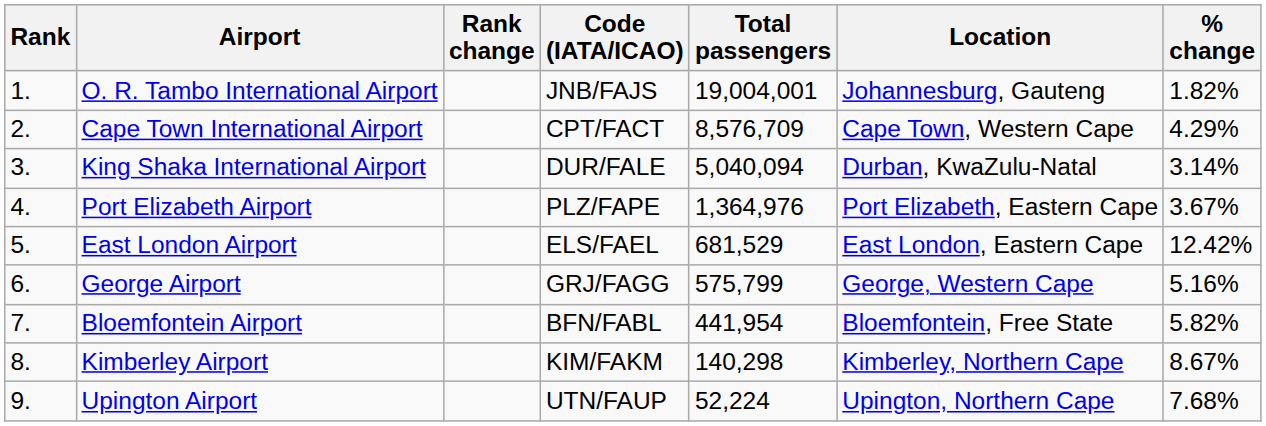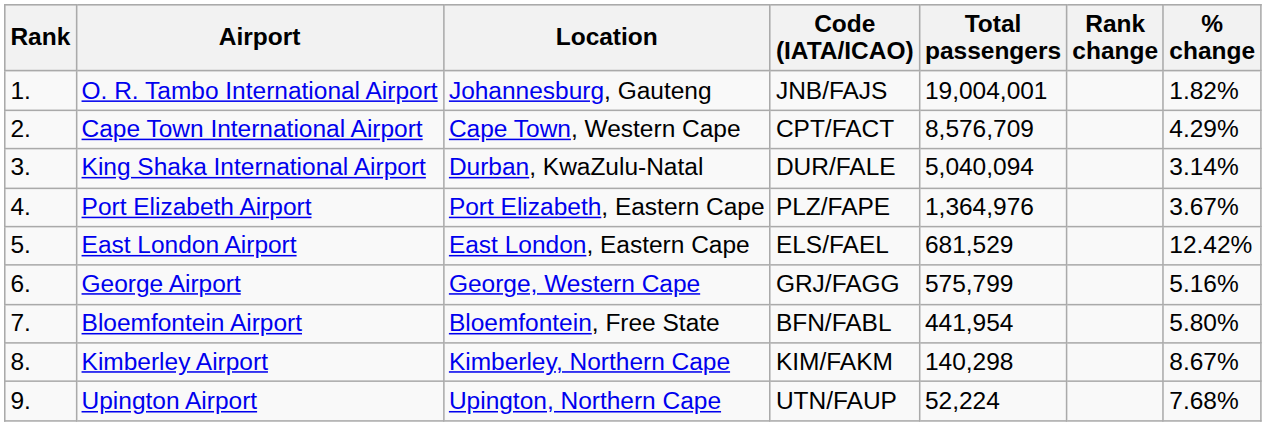columns swapped: (1000, 37) <-> (492, 37)
(1204, 323) 5.82% -> (1204, 323) 5.80%
